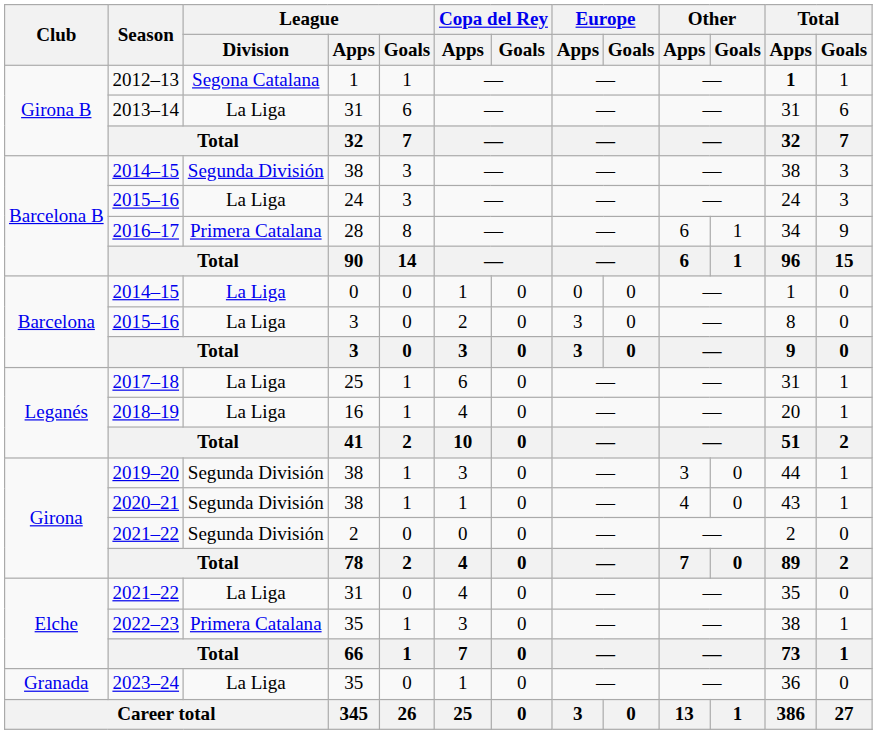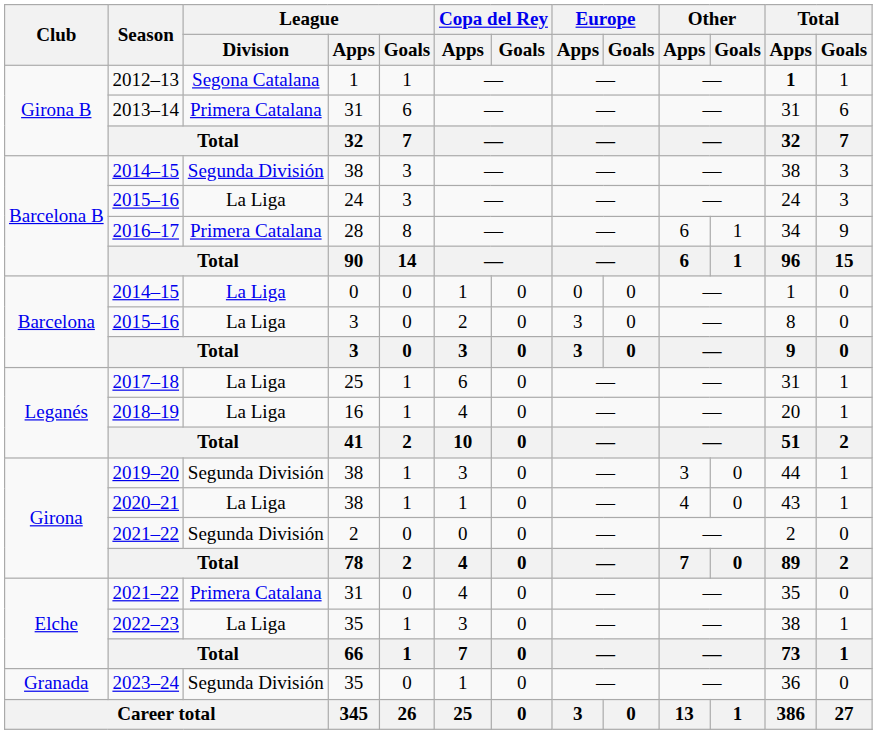(256, 110) La Liga -> (256, 110) Primera Catalana
(256, 502) Segunda División -> (256, 502) La Liga
(256, 593) La Liga -> (256, 593) Primera Catalana
(256, 623) Primera Catalana -> (256, 623) La Liga
(256, 683) La Liga -> (256, 683) Segunda División
